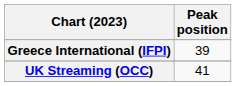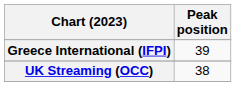(202, 71) 41 -> (202, 71) 38
